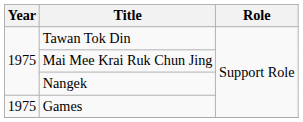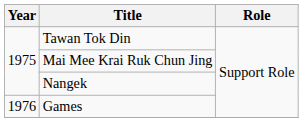(22, 106) 1975 -> (22, 106) 1976
